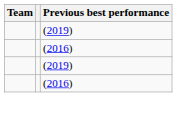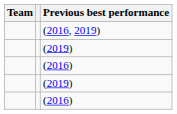+ row: (20, 31)
